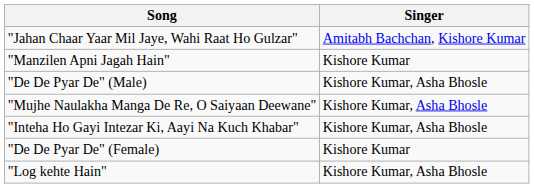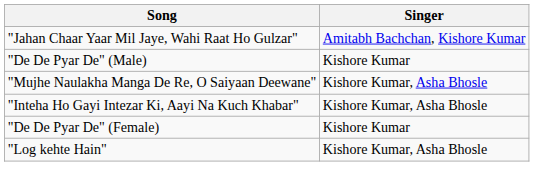- row: (89, 60)
(405, 82) Kishore Kumar, Asha Bhosle -> (366, 60) Kishore Kumar
